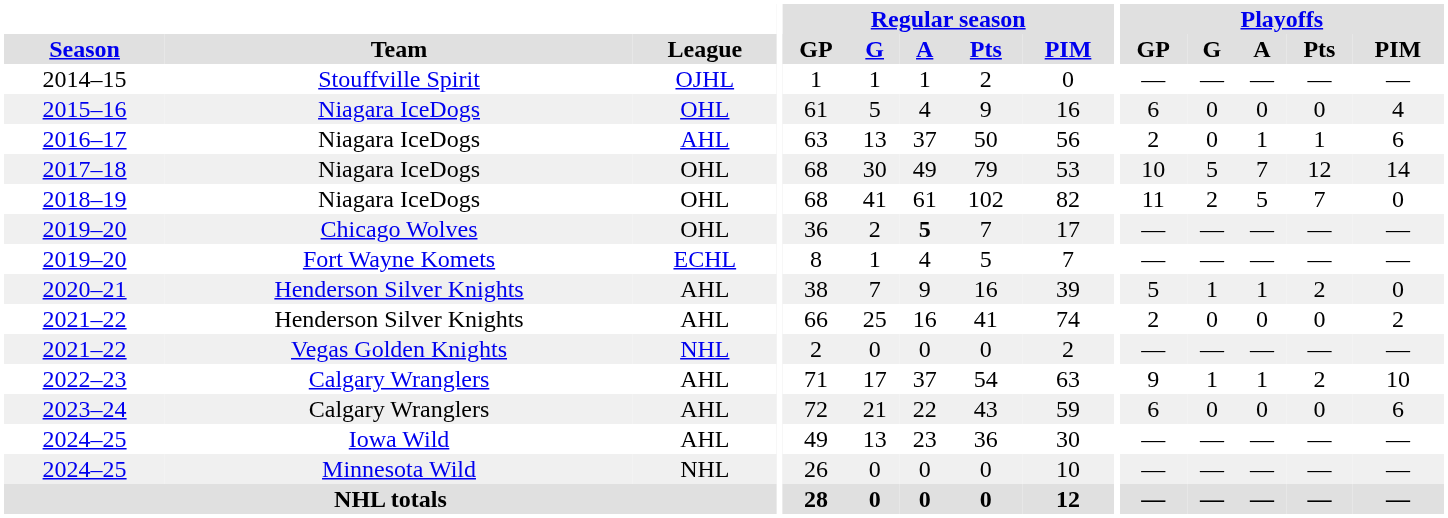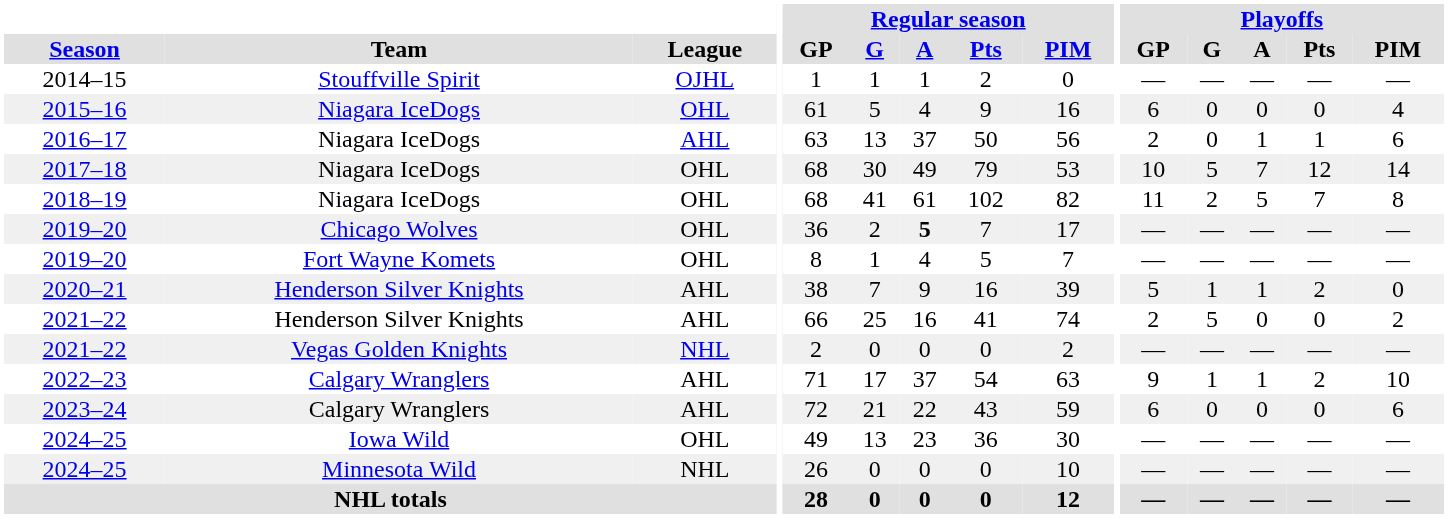(1398, 198) 0 -> (1398, 198) 8
(705, 258) ECHL -> (705, 258) OHL
(1212, 318) 0 -> (1212, 318) 5
(705, 438) AHL -> (705, 438) OHL
